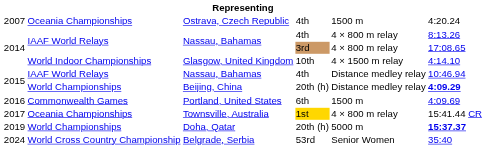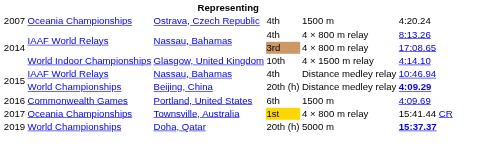- row: (219, 140)
